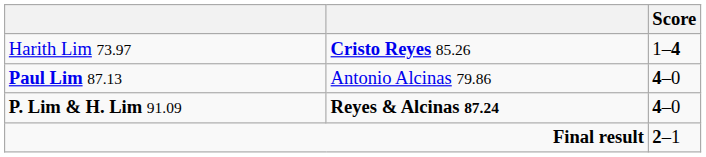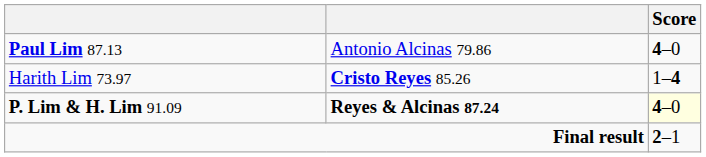rows swapped: (65, 78) <-> (70, 48)
(666, 107) no background -> (666, 107) lightyellow background
